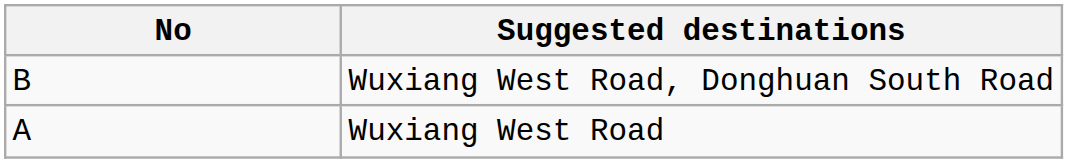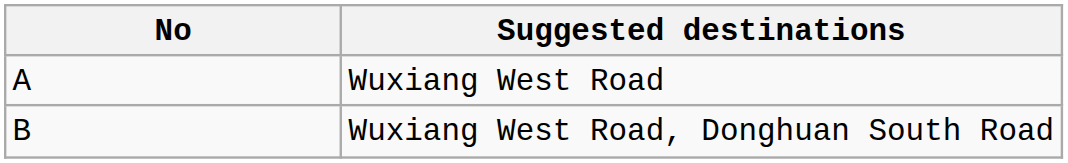rows swapped: (506, 131) <-> (701, 81)
